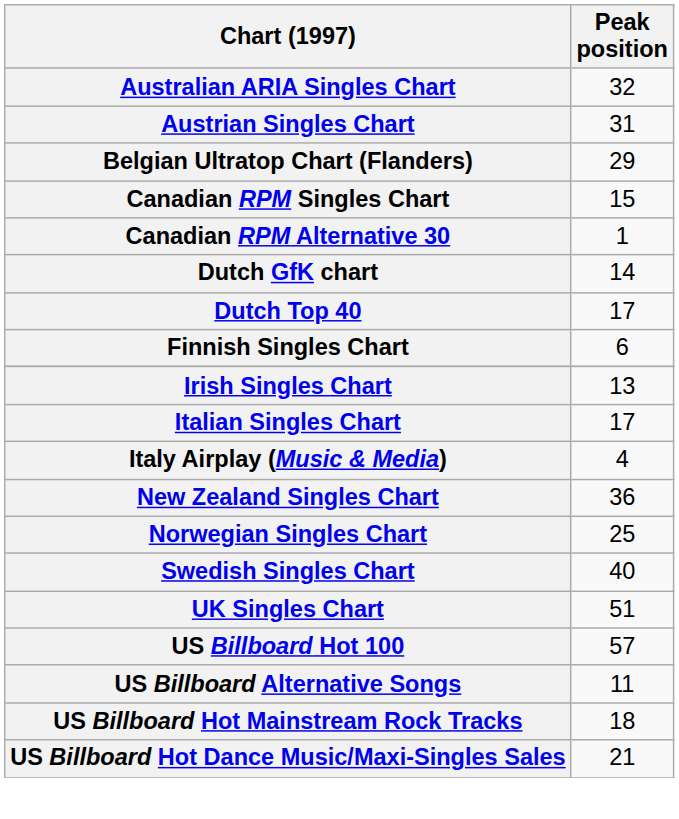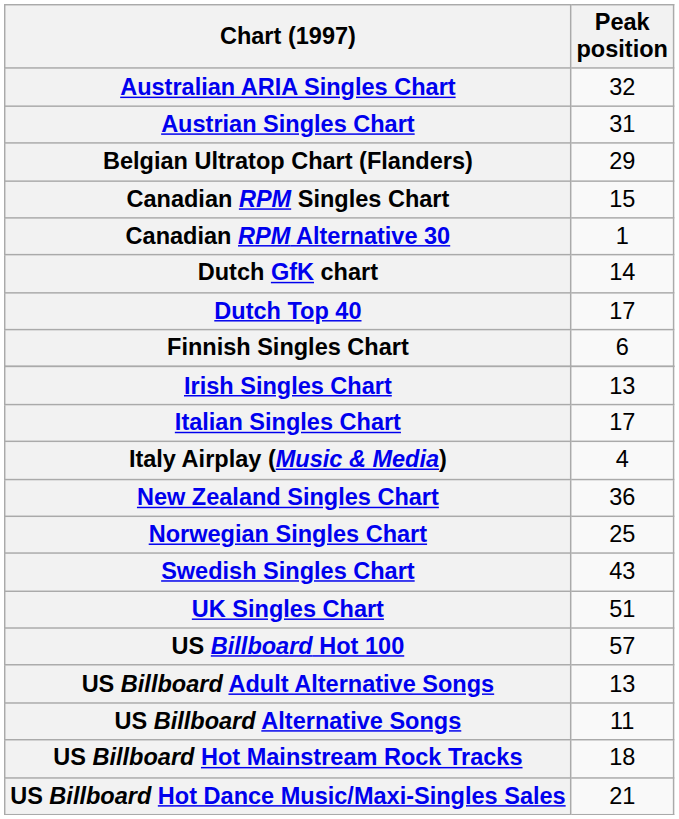(622, 571) 40 -> (622, 571) 43
+ row: (288, 683)
